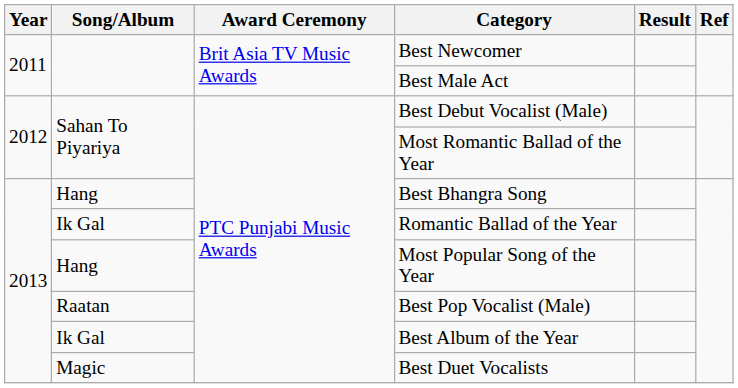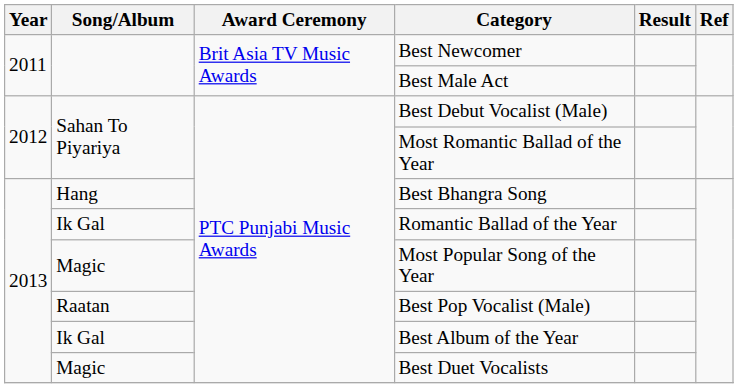(77, 265) Hang -> (81, 265) Magic
